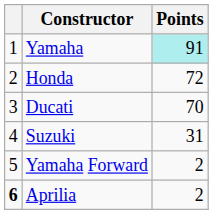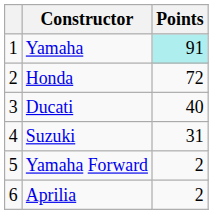(195, 107) 70 -> (195, 107) 40
(13, 195) bold -> (13, 195) normal
